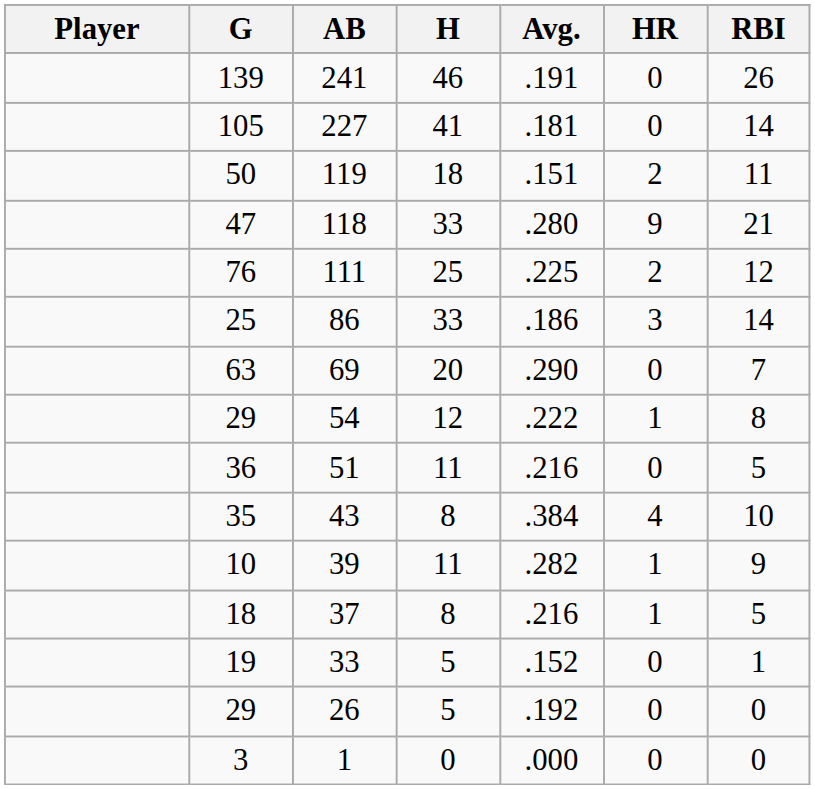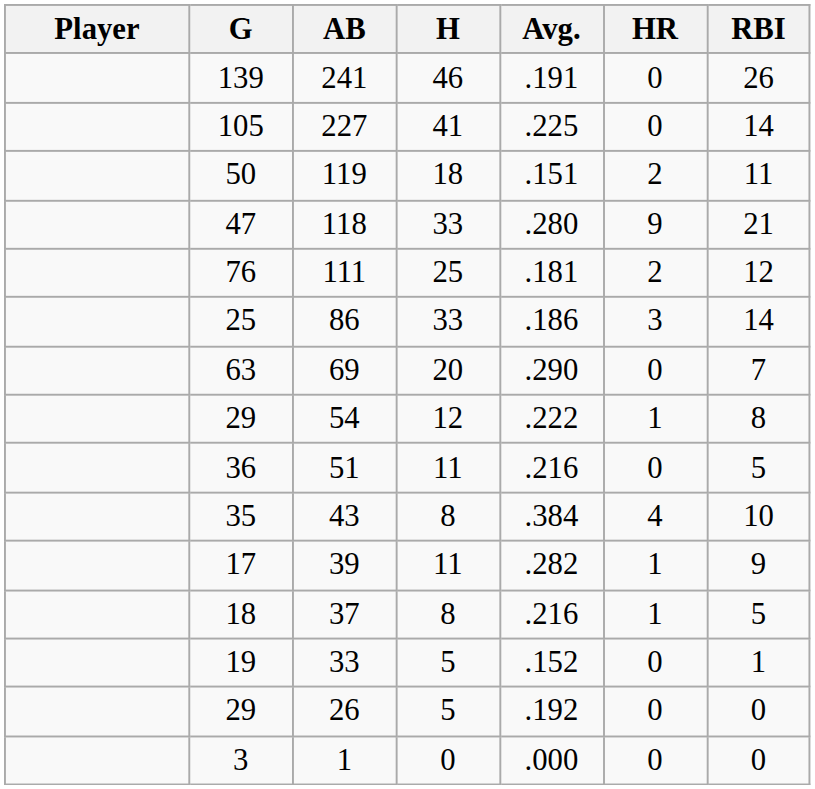(551, 126) .181 -> (551, 126) .225
(551, 272) .225 -> (551, 272) .181
(241, 564) 10 -> (241, 564) 17
